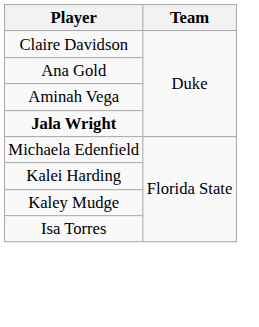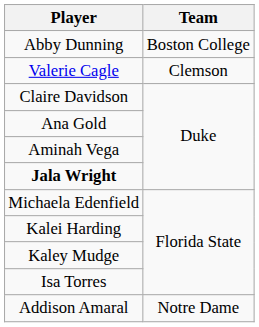+ row: (74, 44)
+ row: (74, 70)
+ row: (74, 307)
